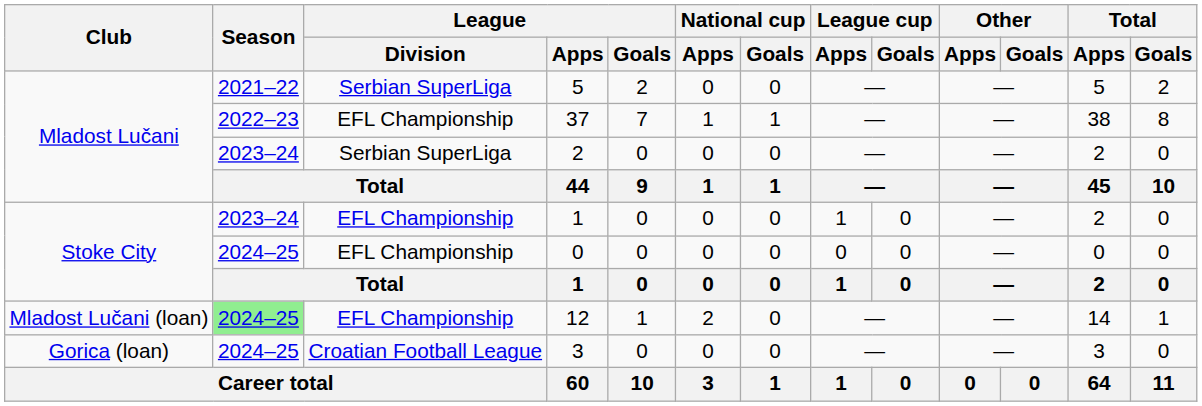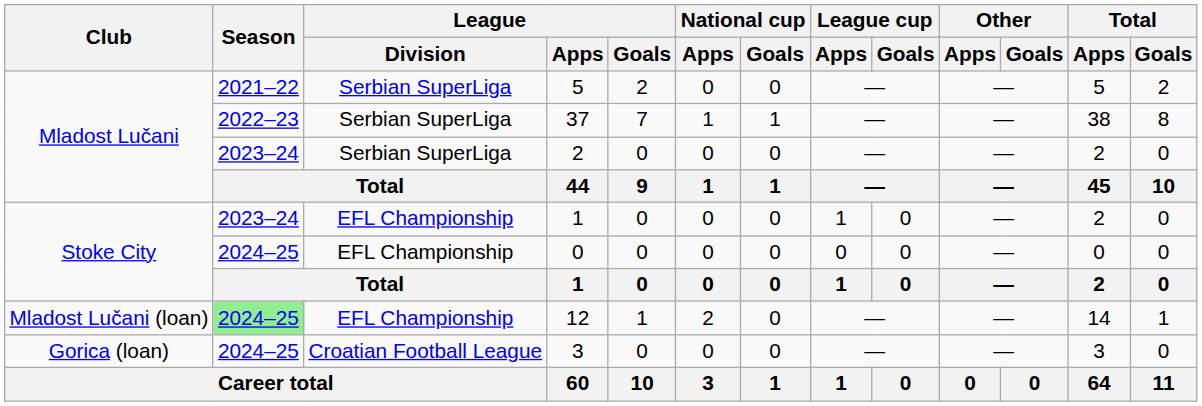(425, 119) EFL Championship -> (425, 119) Serbian SuperLiga
